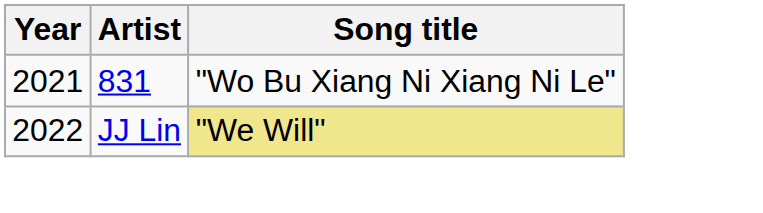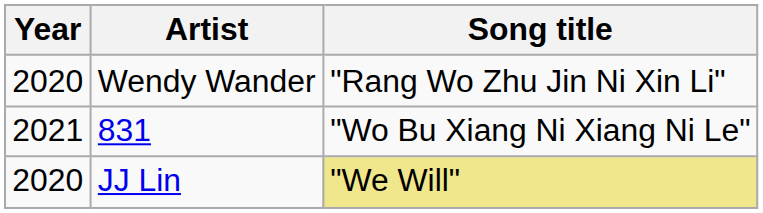+ row: (207, 80)
(48, 130) 2022 -> (48, 181) 2020
